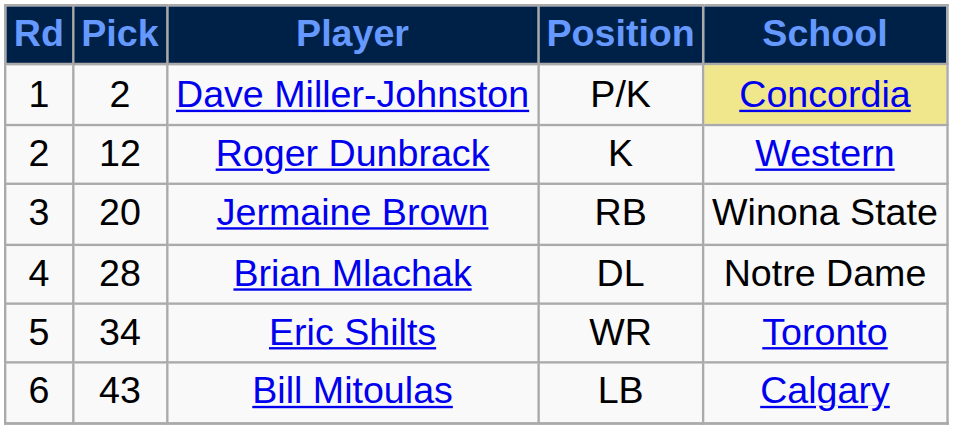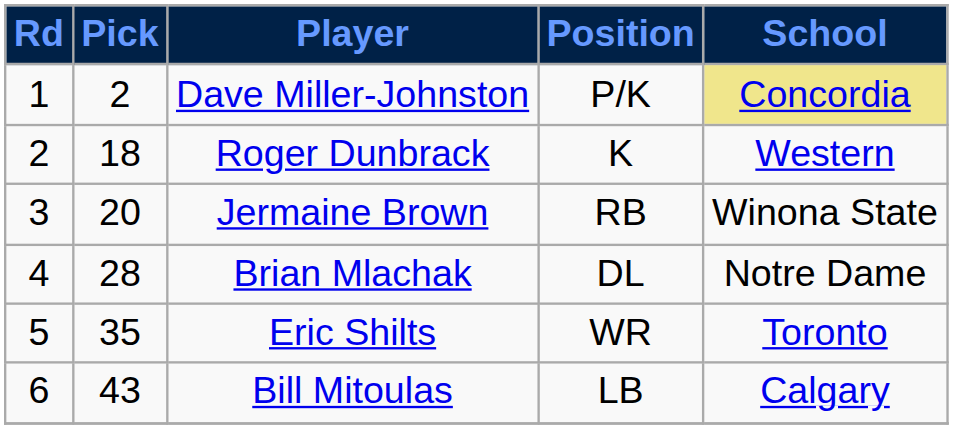(120, 153) 12 -> (120, 153) 18
(120, 332) 34 -> (120, 332) 35
